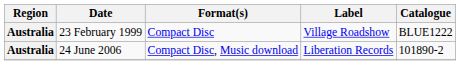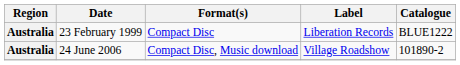(346, 32) Village Roadshow -> (348, 32) Liberation Records
(348, 50) Liberation Records -> (346, 50) Village Roadshow
